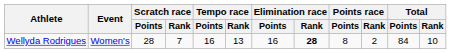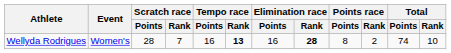(238, 41) normal -> (238, 41) bold
(403, 41) 84 -> (403, 41) 74
